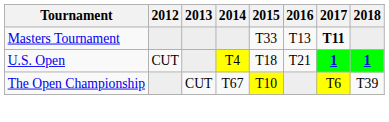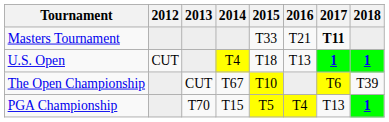(300, 38) T13 -> (300, 38) T21
(300, 61) T21 -> (300, 61) T13
+ row: (62, 106)
